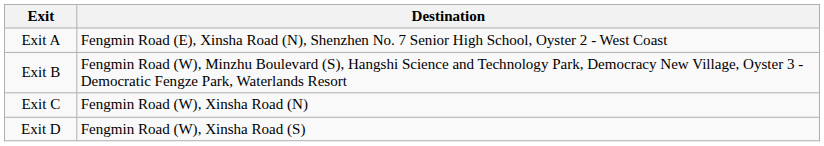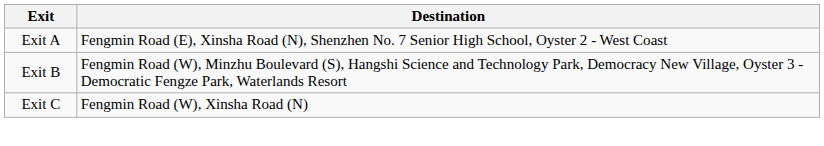- row: (41, 128)
